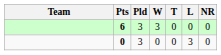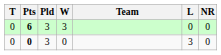columns swapped: (59, 12) <-> (174, 12)
